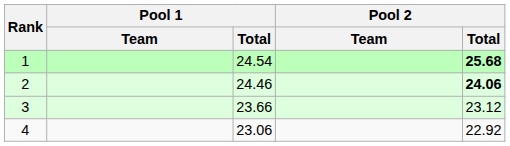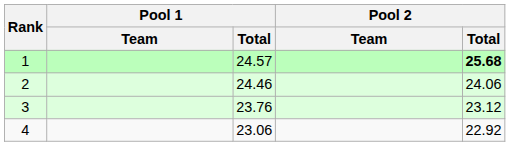(254, 61) 24.54 -> (254, 61) 24.57
(484, 84) bold -> (484, 84) normal
(254, 107) 23.66 -> (254, 107) 23.76
